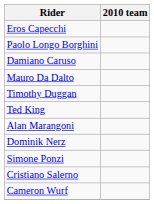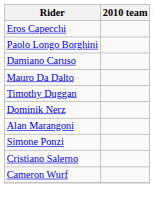- row: (26, 110)
rows swapped: (40, 126) <-> (36, 142)
